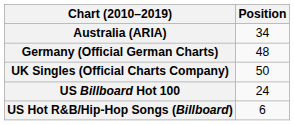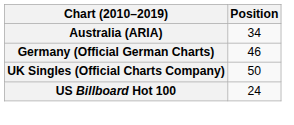(262, 52) 48 -> (254, 52) 46
- row: (120, 110)
